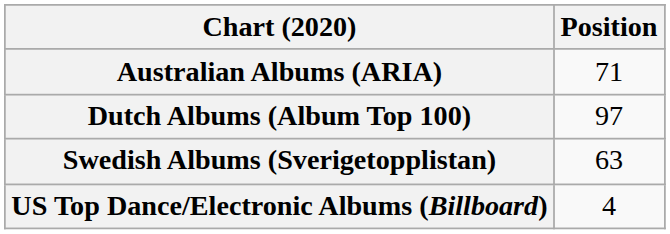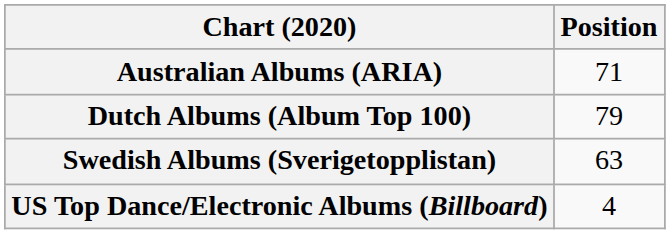(609, 116) 97 -> (609, 116) 79
